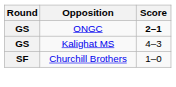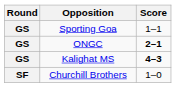+ row: (88, 28)
(153, 43) normal -> (153, 59) bold
